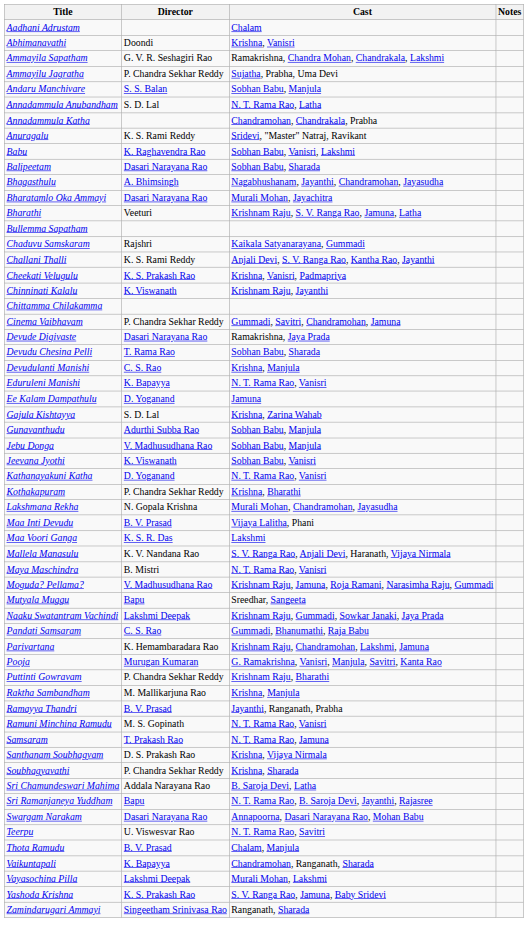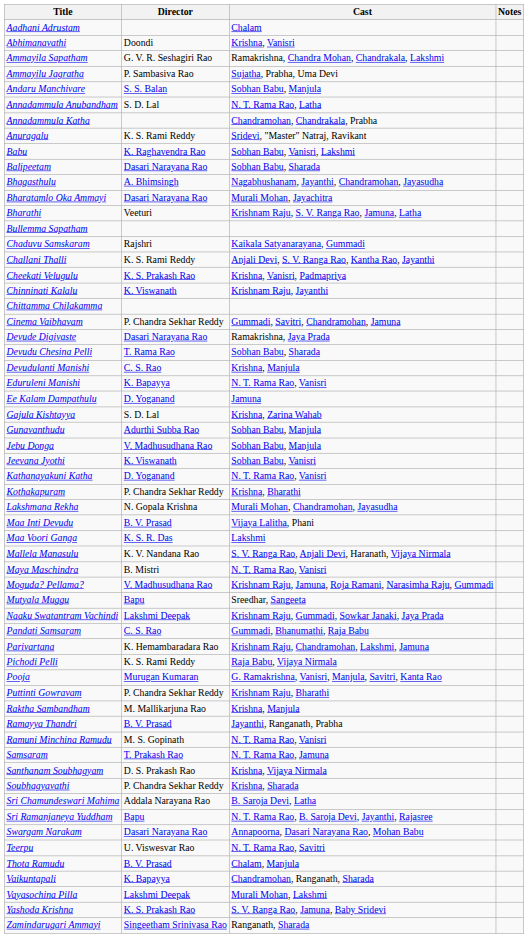(174, 74) P. Chandra Sekhar Reddy -> (159, 74) P. Sambasiva Rao
+ row: (32, 662)
